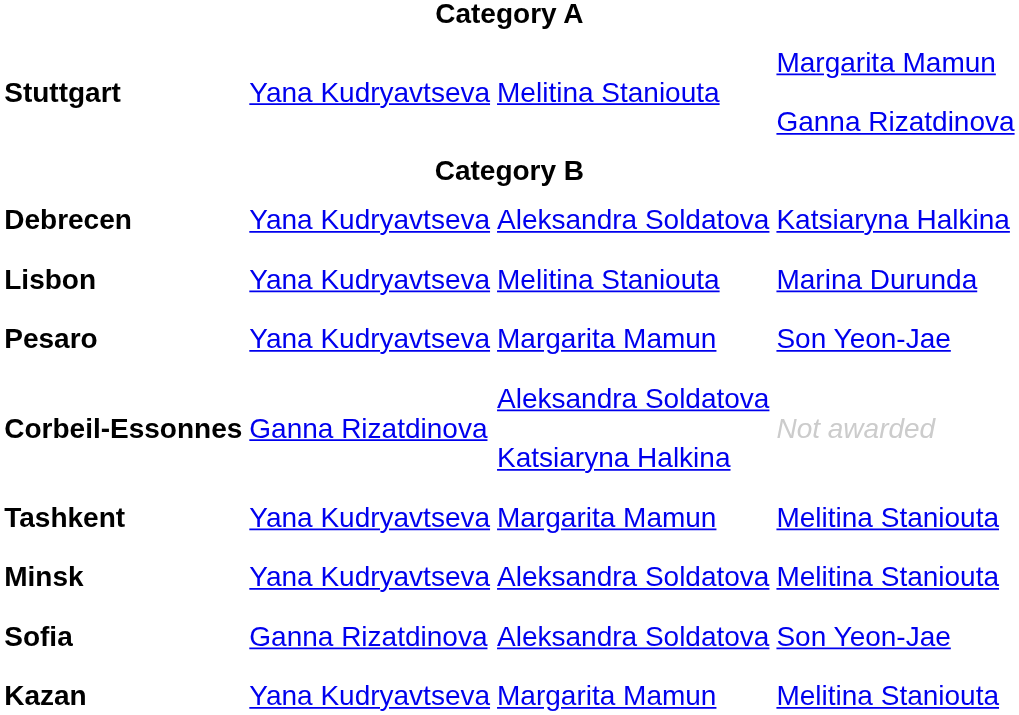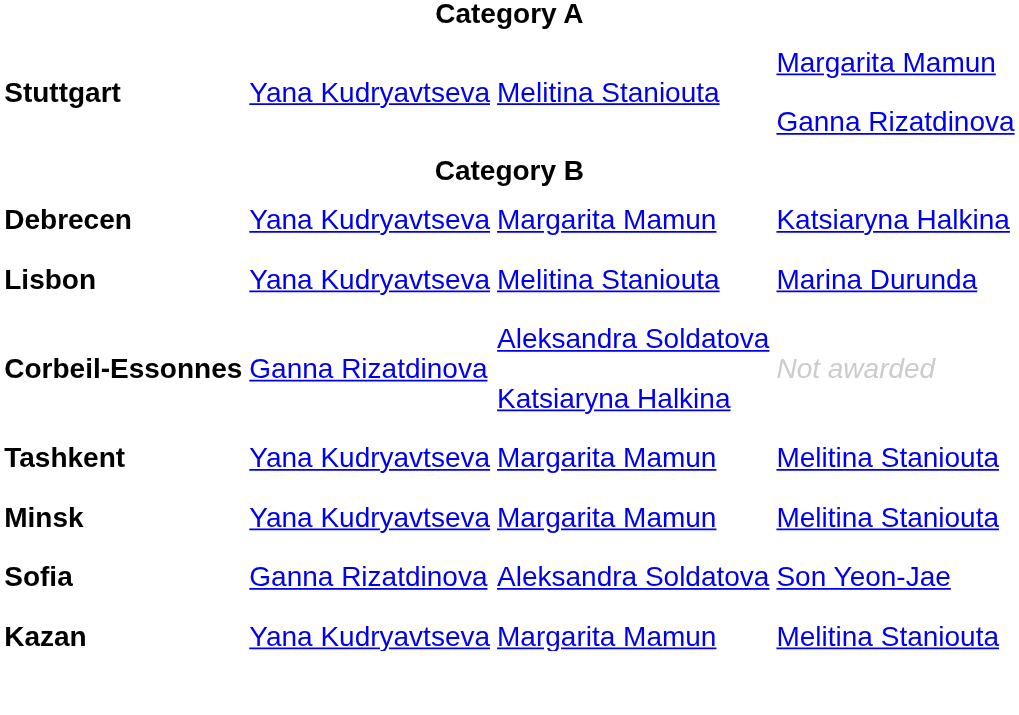(633, 220) Aleksandra Soldatova -> (607, 220) Margarita Mamun
- row: (51, 339)
(633, 577) Aleksandra Soldatova -> (607, 517) Margarita Mamun
